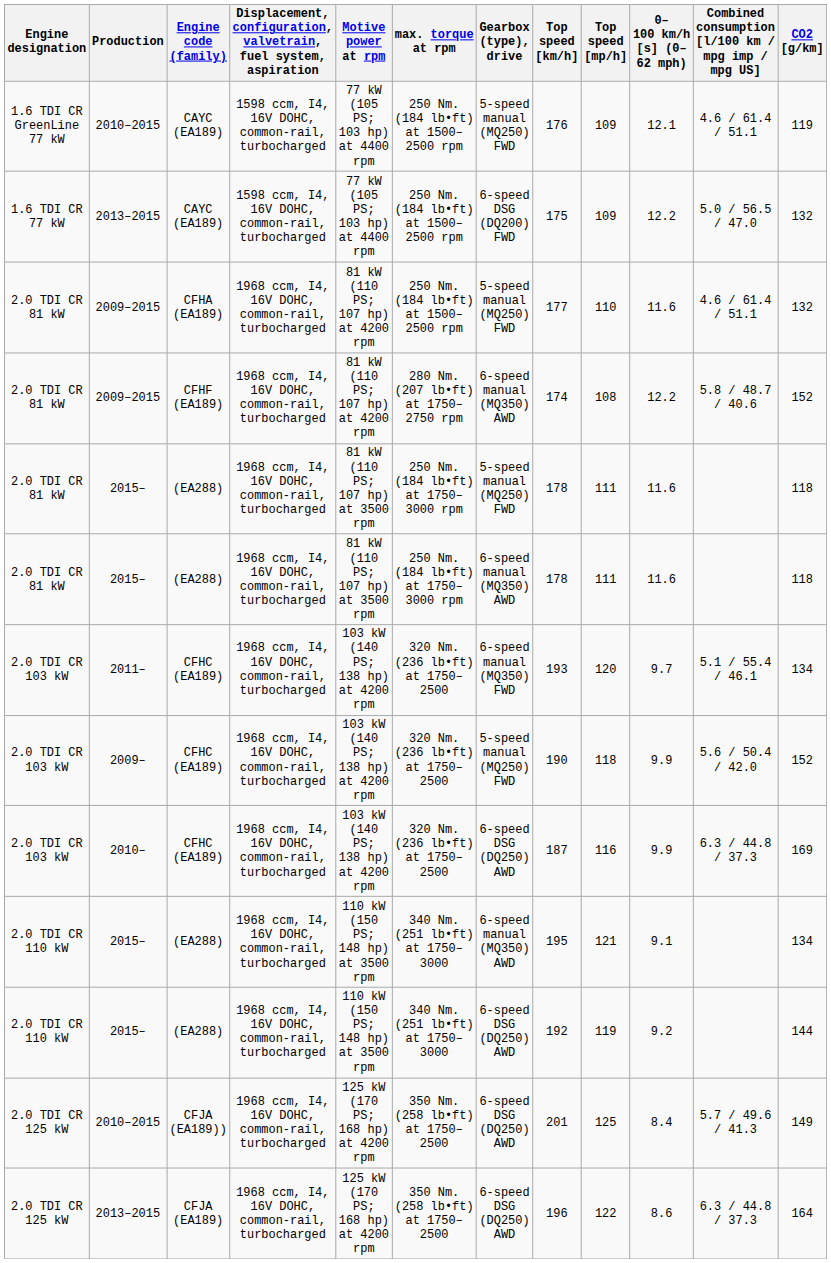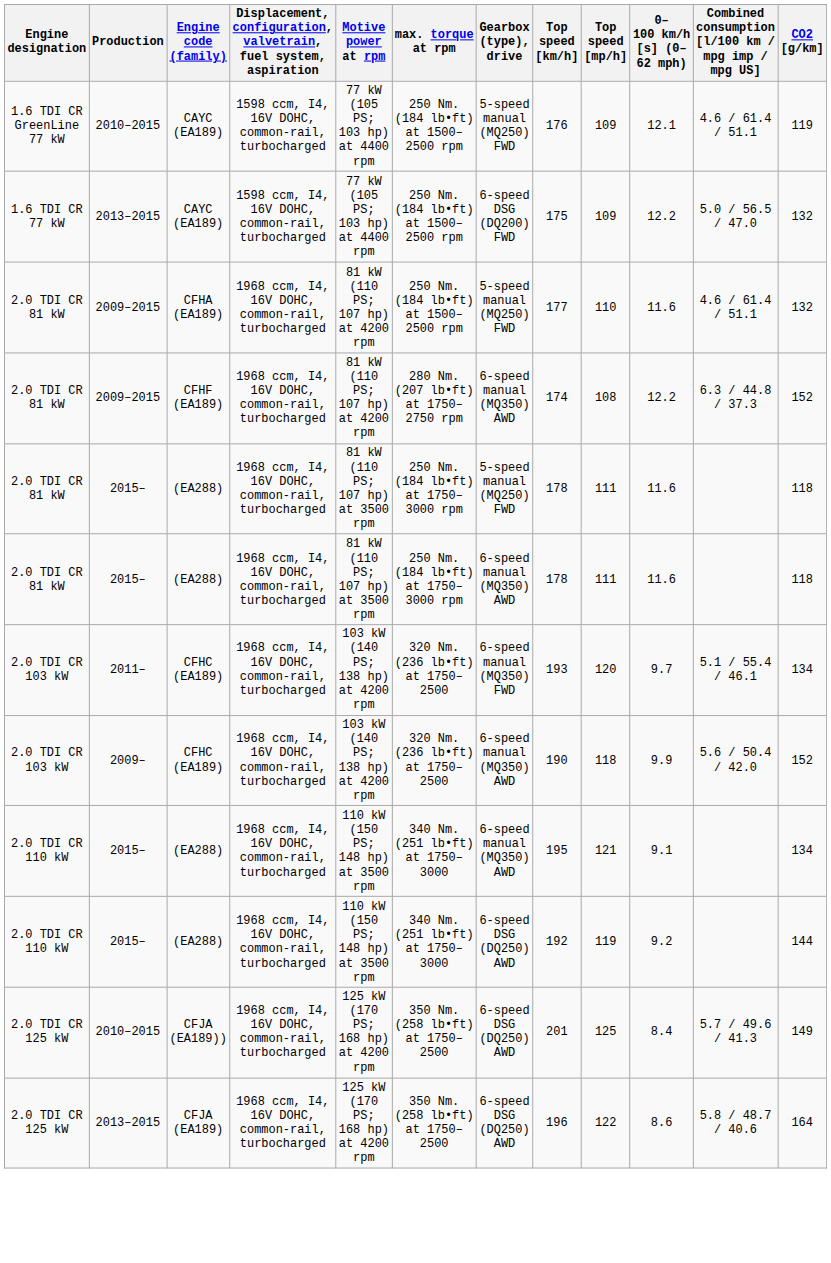(735, 398) 5.8 / 48.7 / 40.6 -> (735, 398) 6.3 / 44.8 / 37.3
(504, 760) 5-speed manual (MQ250) FWD -> (504, 760) 6-speed manual (MQ350) AWD
- row: (128, 851)
(735, 1214) 6.3 / 44.8 / 37.3 -> (735, 1123) 5.8 / 48.7 / 40.6
